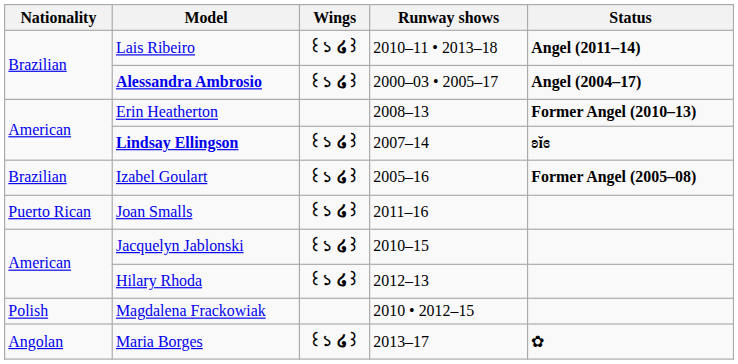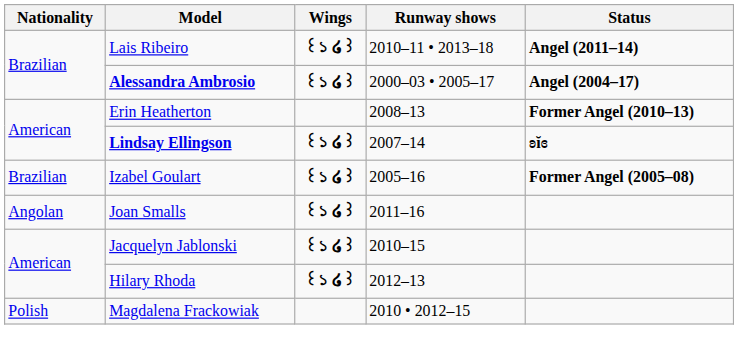(50, 211) Puerto Rican -> (36, 211) Angolan
- row: (159, 341)
